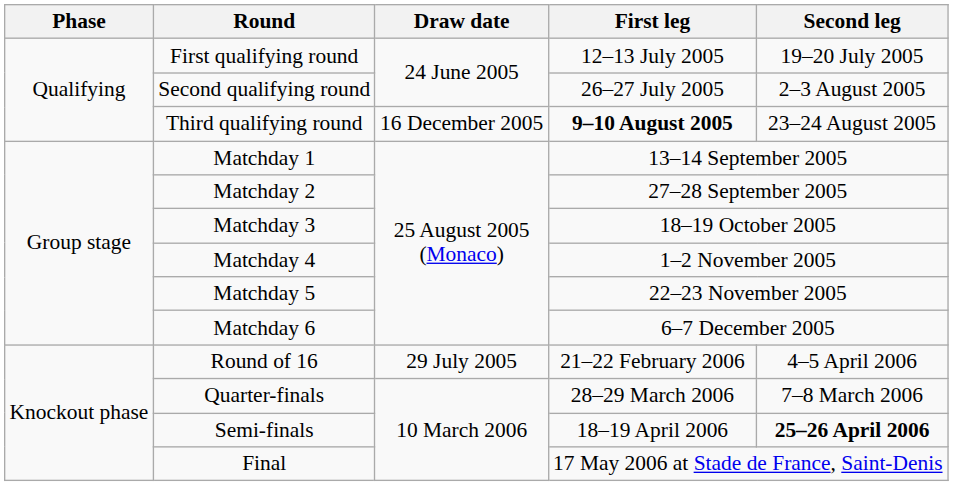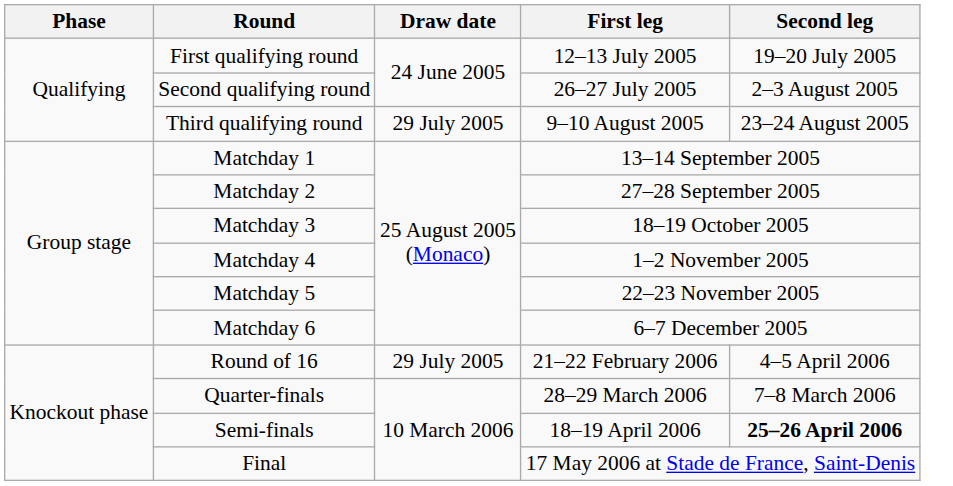(462, 123) 16 December 2005 -> (448, 123) 29 July 2005
(652, 123) bold -> (625, 123) normal
